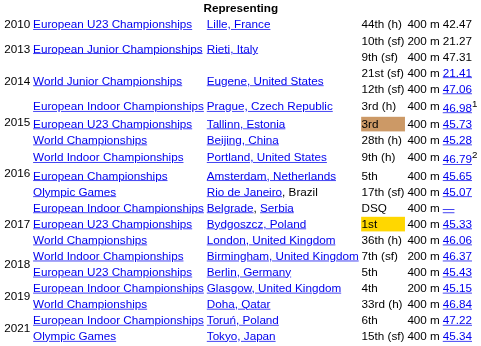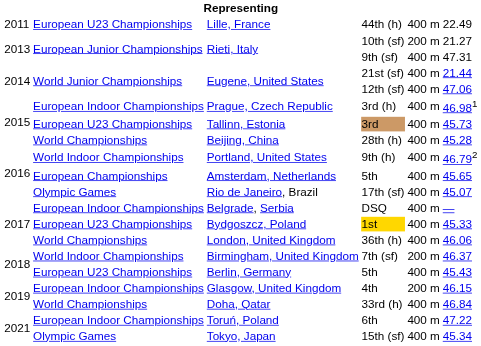(17, 24) 2010 -> (17, 24) 2011
(457, 24) 42.47 -> (457, 24) 22.49
(457, 73) 21.41 -> (457, 73) 21.44
(457, 288) 45.15 -> (457, 288) 46.15
